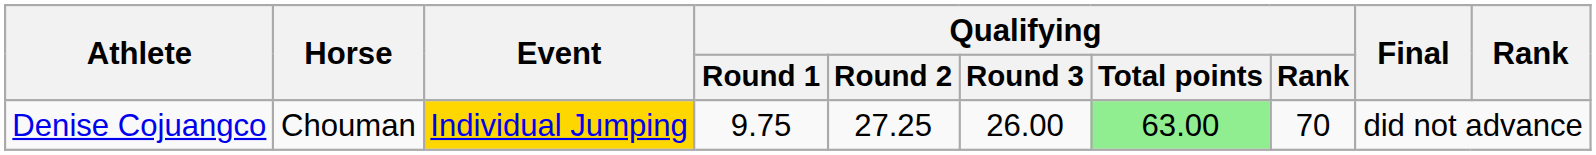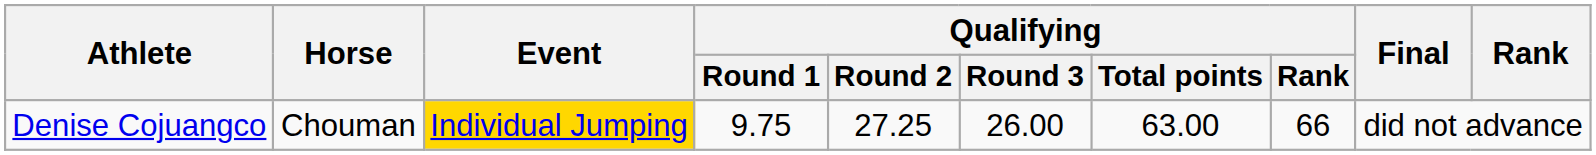(1180, 126) lightgreen background -> (1180, 126) no background
(1313, 126) 70 -> (1313, 126) 66
